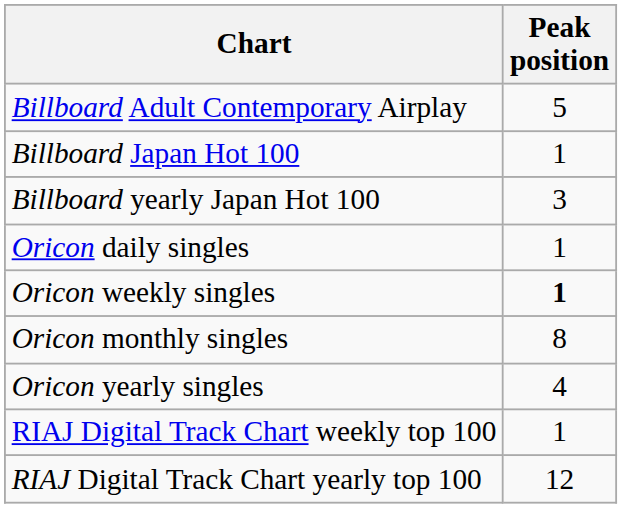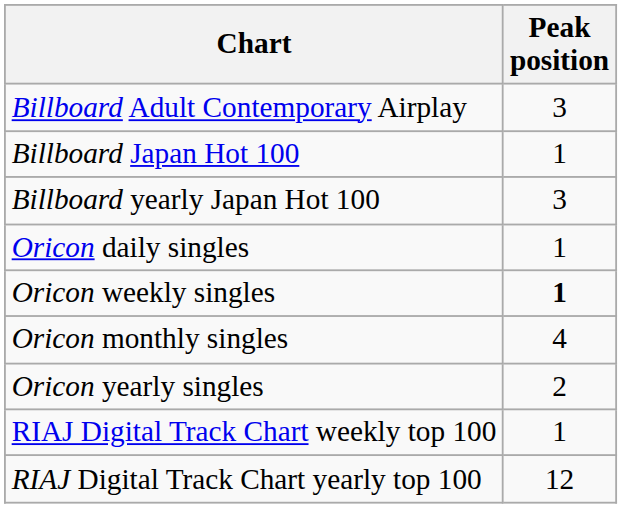(560, 107) 5 -> (560, 107) 3
(560, 339) 8 -> (560, 339) 4
(560, 385) 4 -> (560, 385) 2
